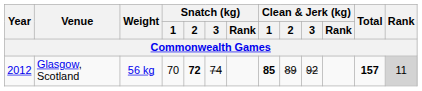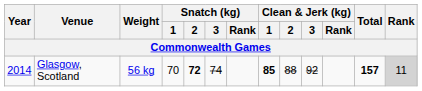(19, 71) 2012 -> (19, 71) 2014
(291, 71) 89 -> (291, 71) 88
